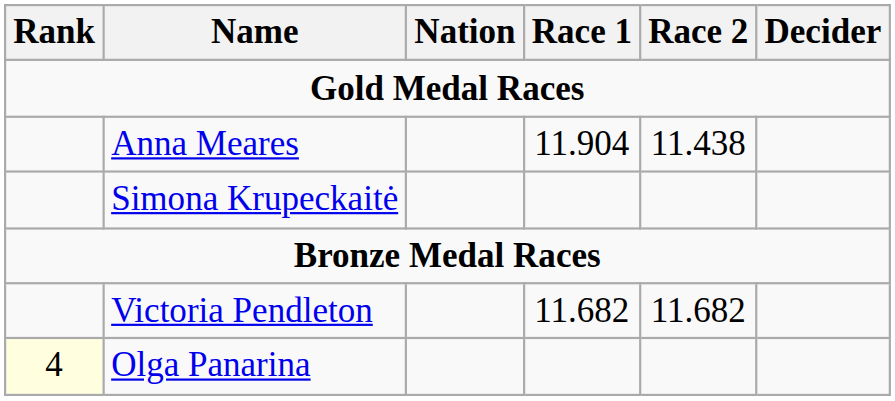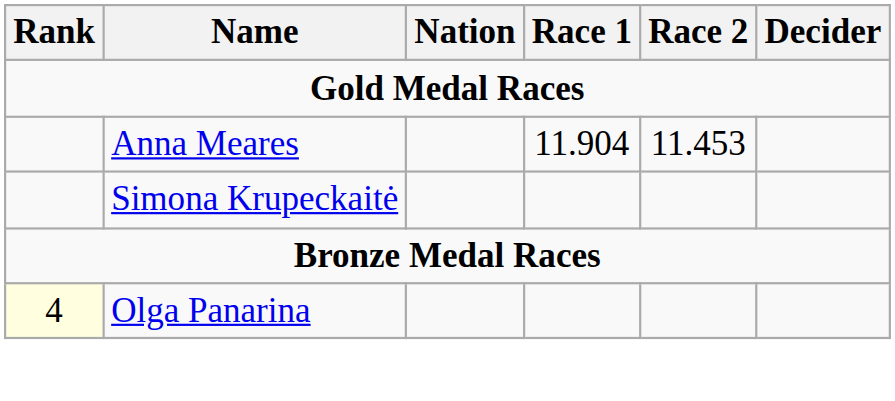(698, 143) 11.438 -> (698, 143) 11.453
- row: (242, 310)
